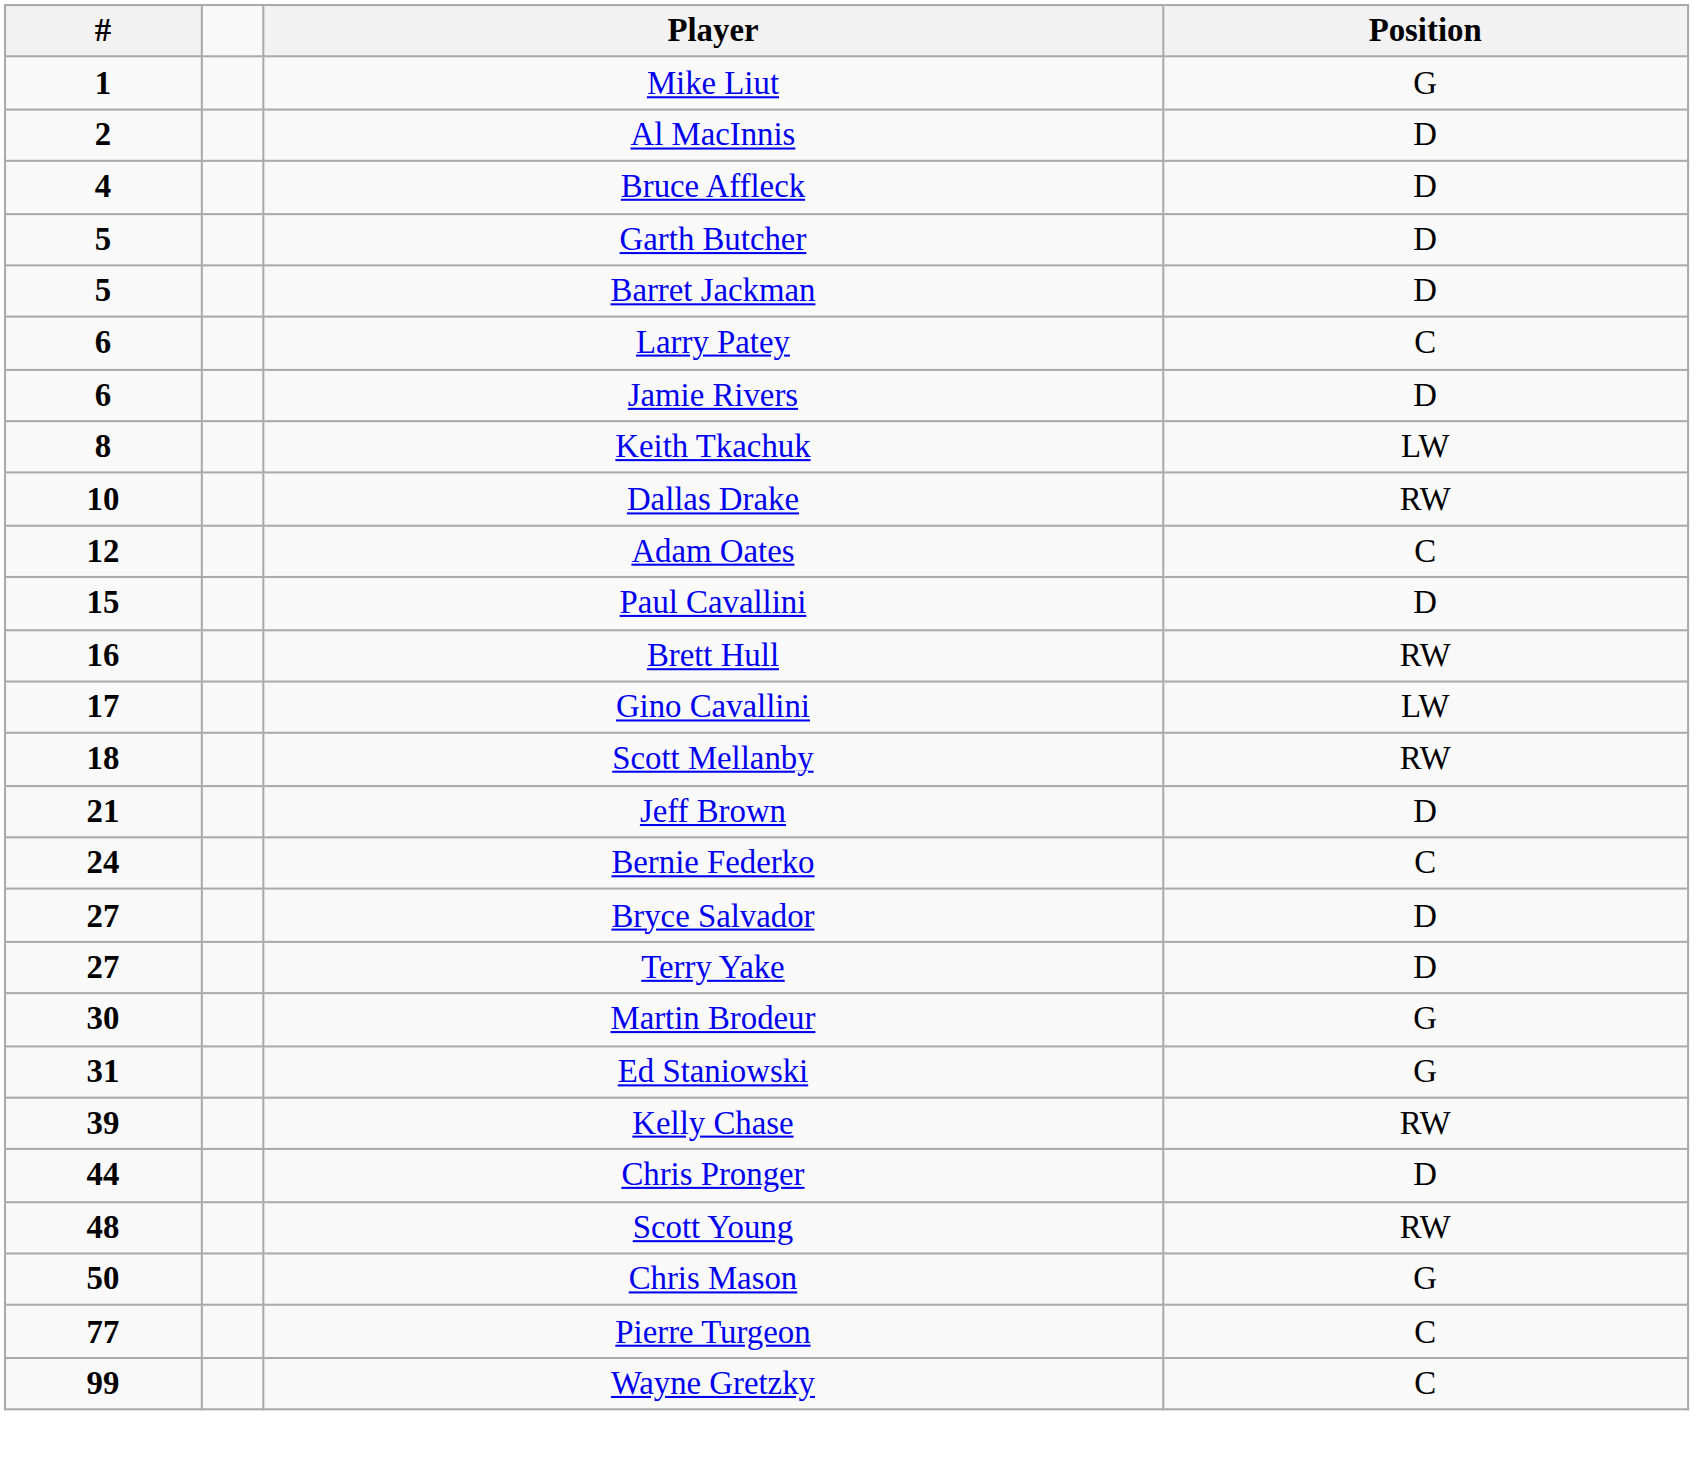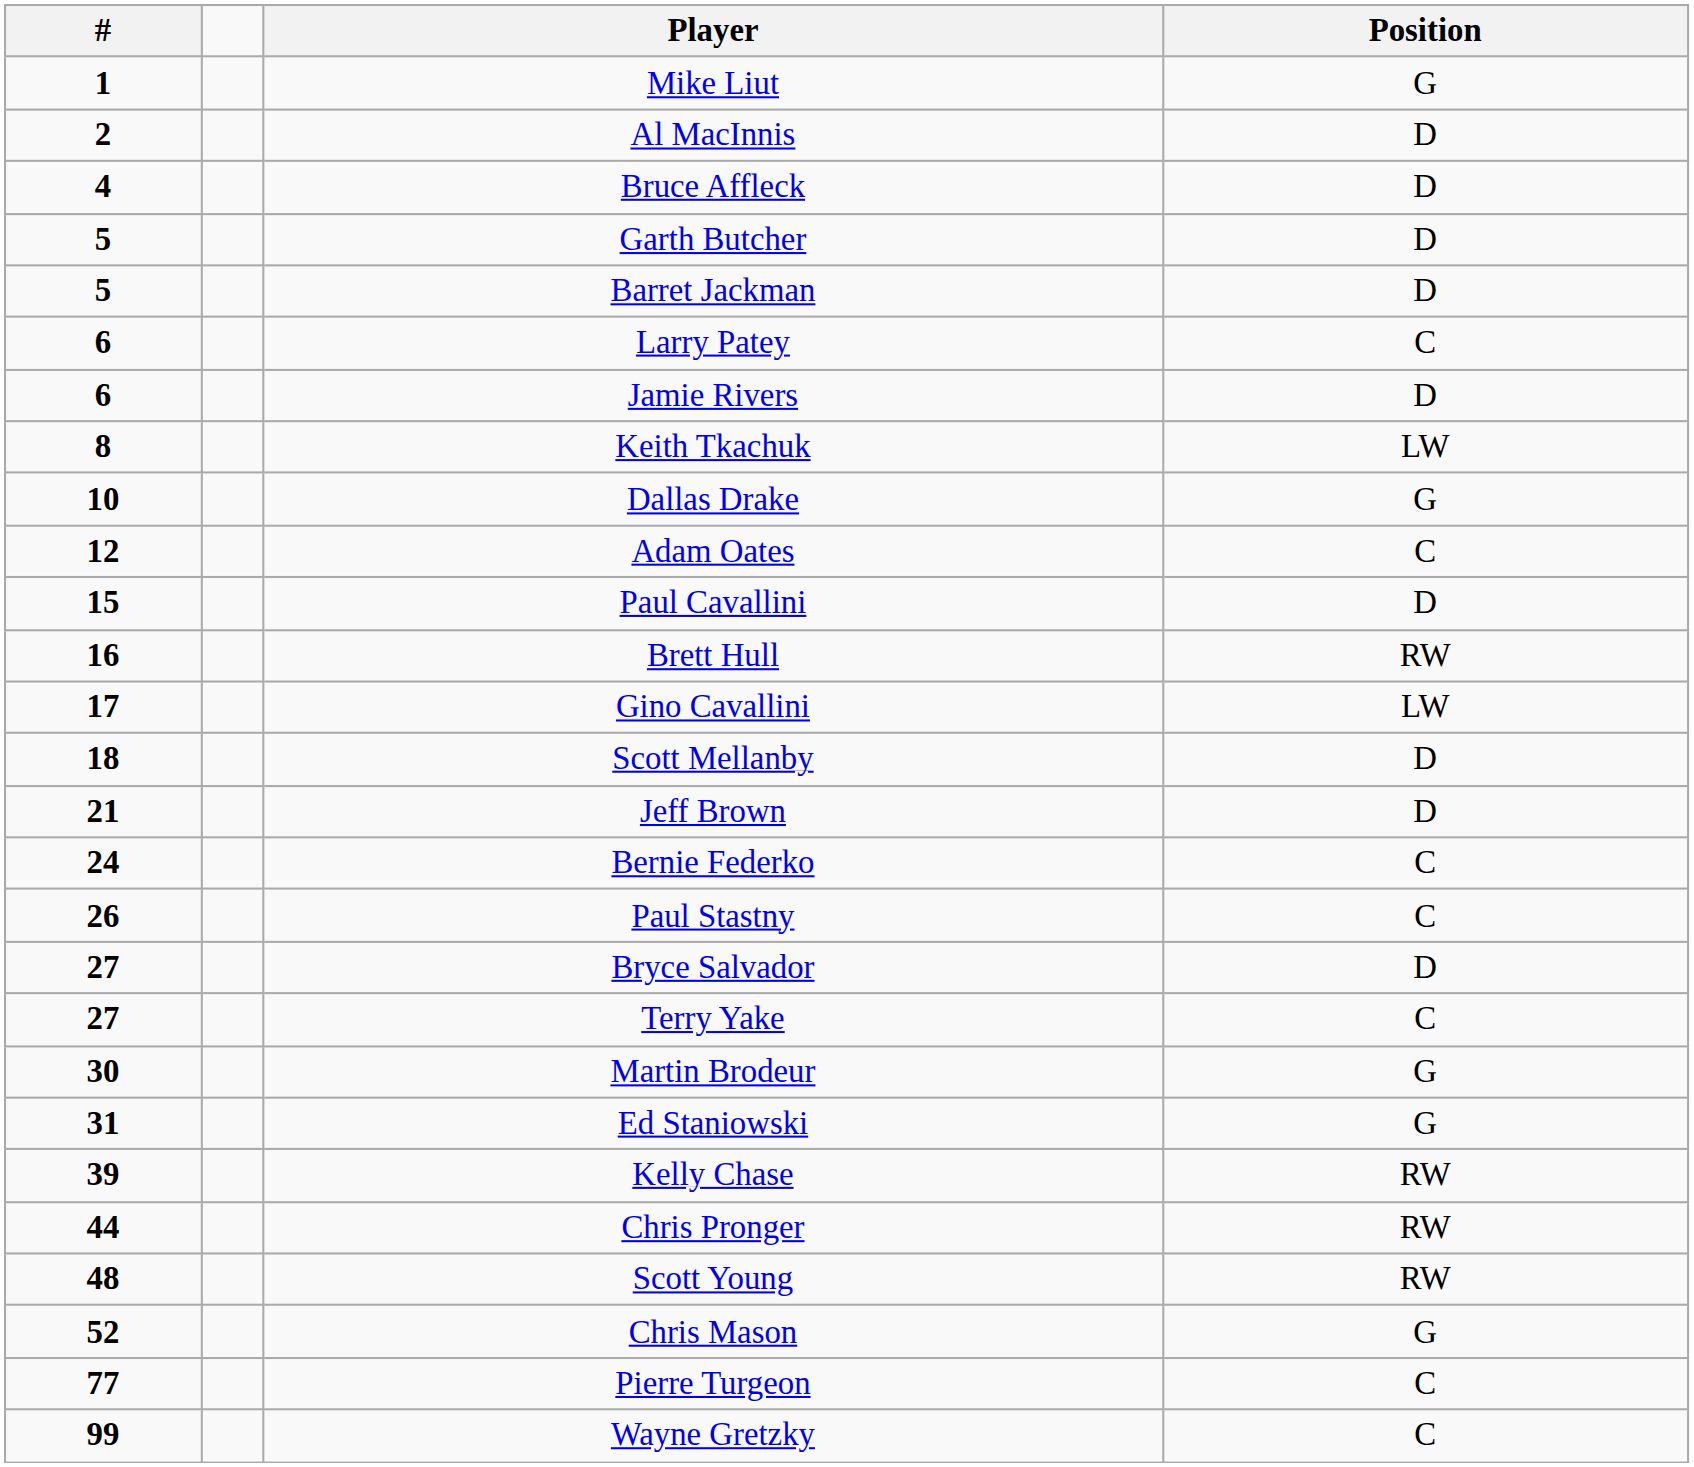(1425, 498) RW -> (1425, 498) G
(1425, 758) RW -> (1425, 758) D
+ row: (713, 914)
(1425, 966) D -> (1425, 1018) C
(1425, 1174) D -> (1425, 1226) RW
(103, 1278) 50 -> (103, 1330) 52
